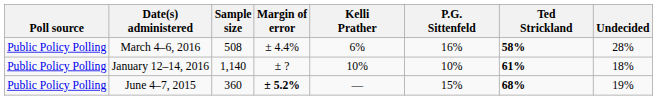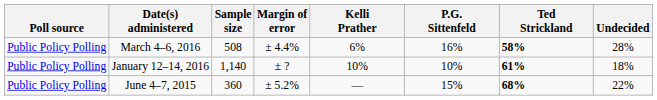(282, 85) bold -> (282, 85) normal
(623, 85) 19% -> (623, 85) 22%
